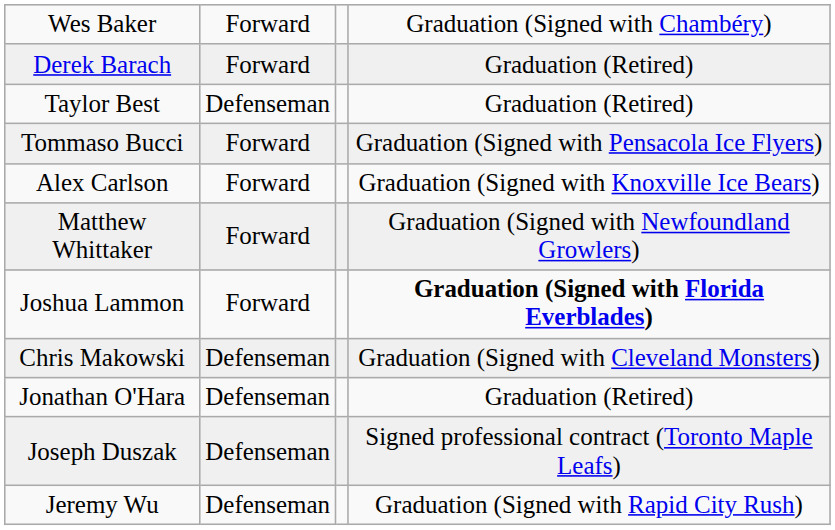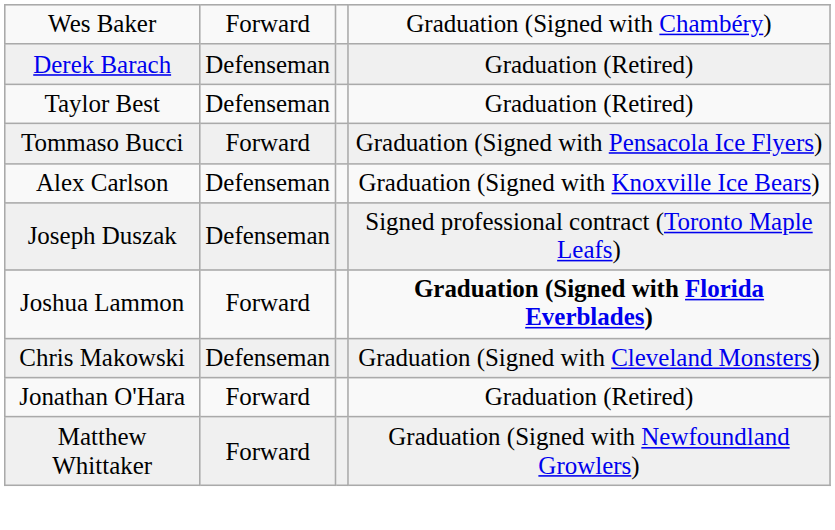(268, 63) Forward -> (268, 63) Defenseman
(268, 182) Forward -> (268, 182) Defenseman
rows swapped: (102, 450) <-> (102, 236)
(268, 397) Defenseman -> (268, 397) Forward
- row: (102, 504)
